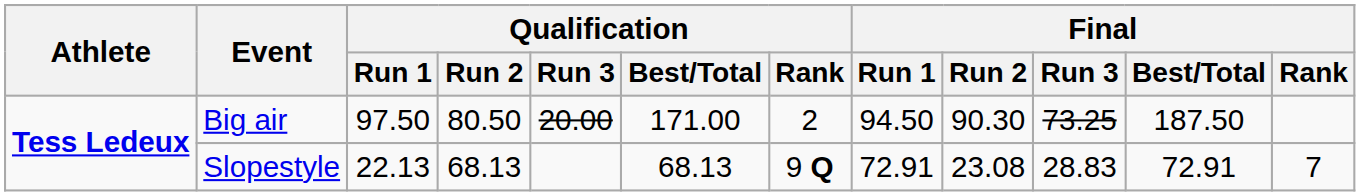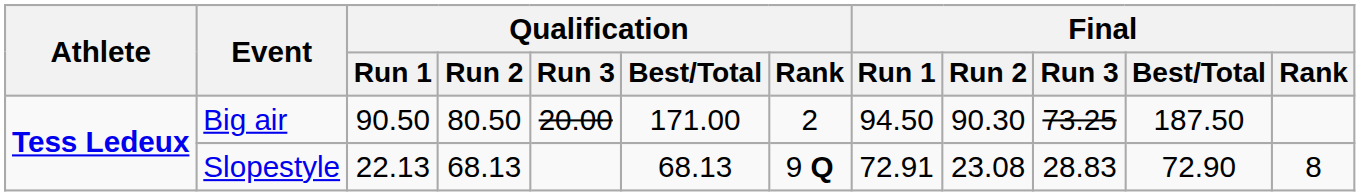(393, 120) 97.50 -> (393, 120) 90.50
(1199, 167) 72.91 -> (1199, 167) 72.90
(1314, 167) 7 -> (1314, 167) 8
